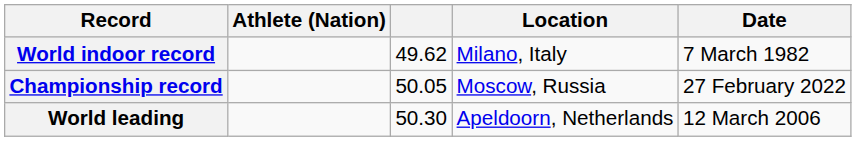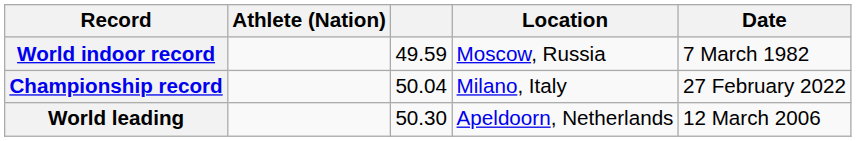(421, 53) 49.62 -> (421, 53) 49.59
(512, 53) Milano, Italy -> (531, 53) Moscow, Russia
(421, 86) 50.05 -> (421, 86) 50.04
(531, 86) Moscow, Russia -> (512, 86) Milano, Italy
